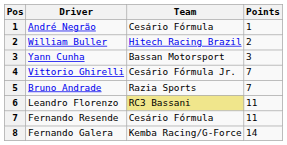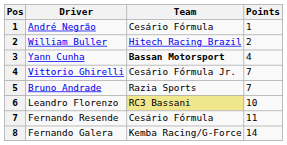(177, 58) normal -> (177, 58) bold
(249, 58) 3 -> (249, 58) 4
(252, 103) 11 -> (252, 103) 10
